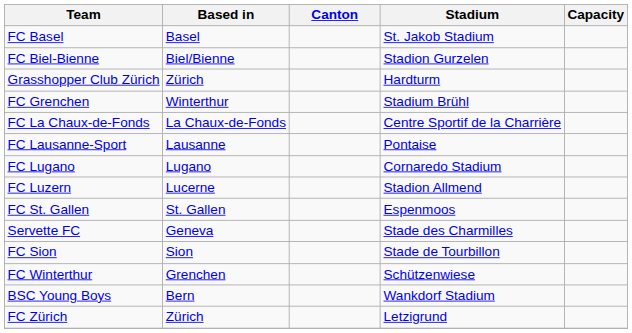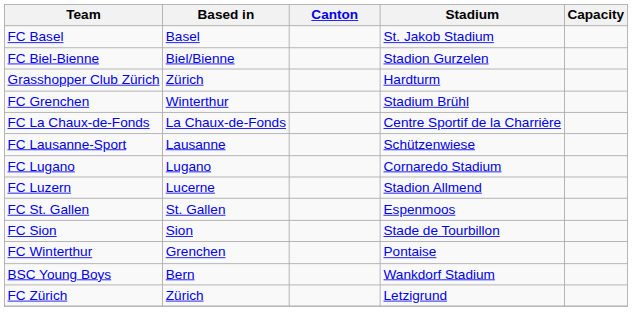(410, 144) Pontaise -> (429, 144) Schützenwiese
- row: (44, 230)
(429, 274) Schützenwiese -> (410, 252) Pontaise
